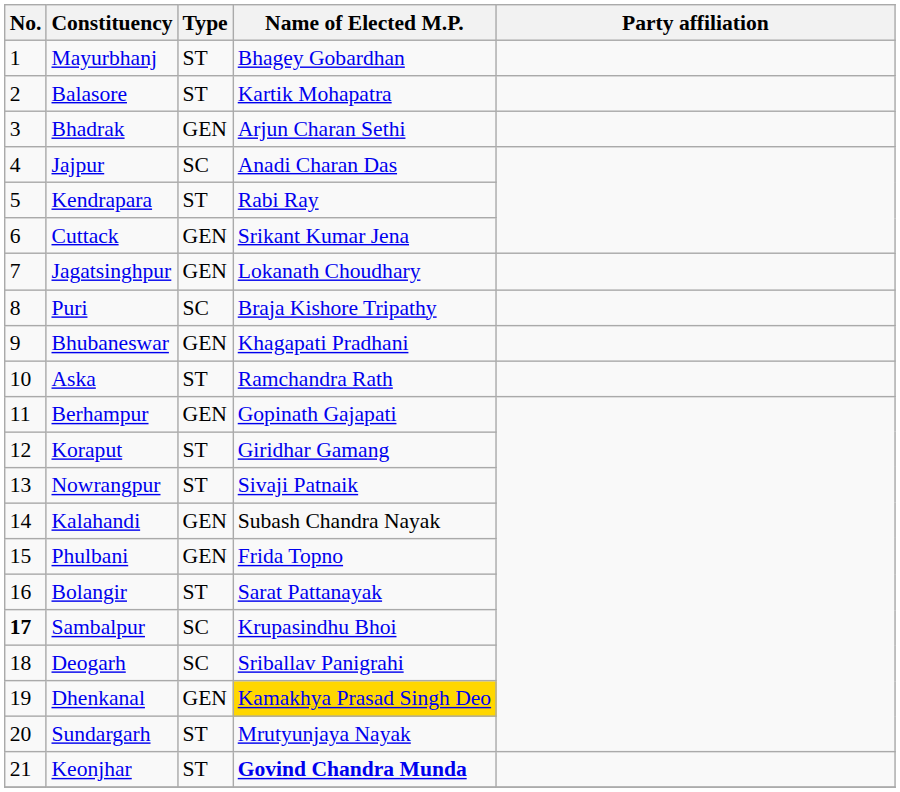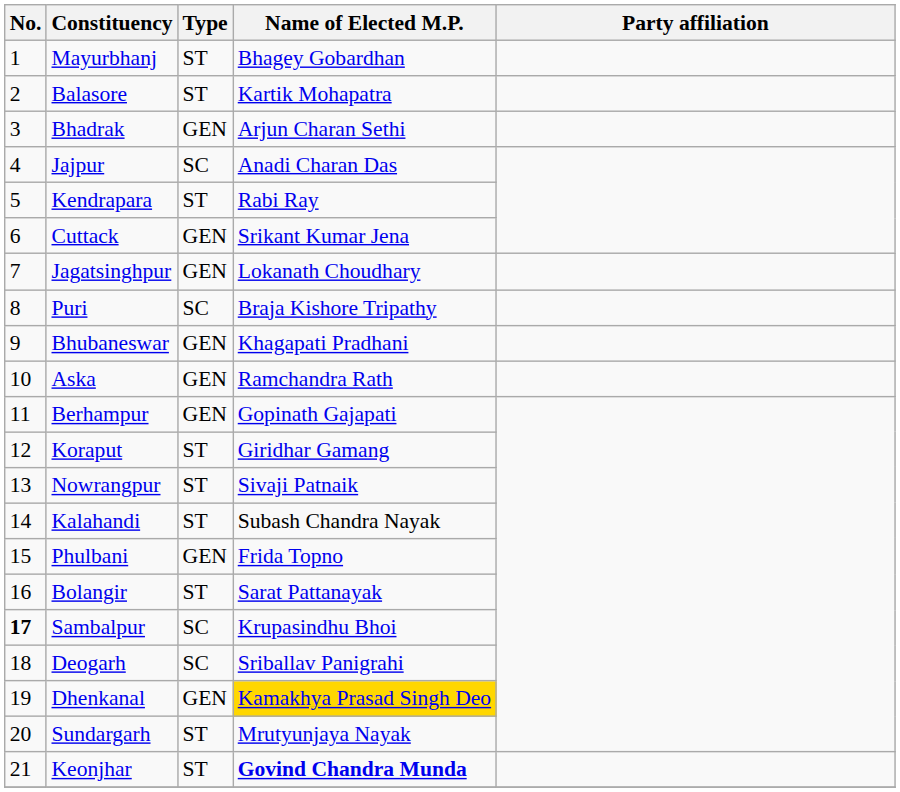(195, 378) ST -> (205, 378) GEN
(205, 520) GEN -> (195, 520) ST
